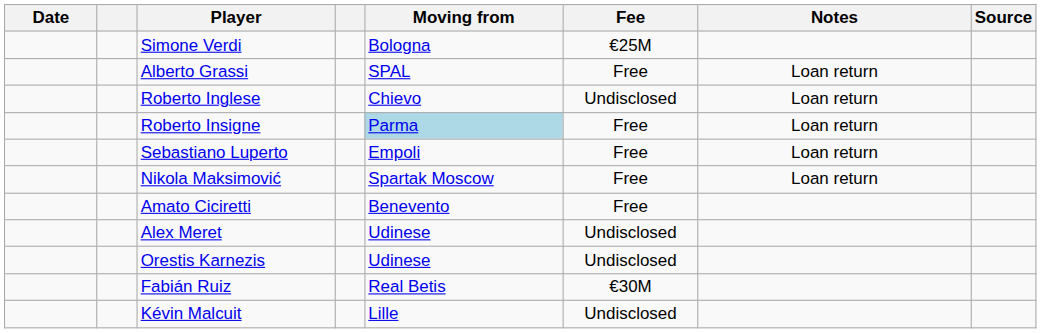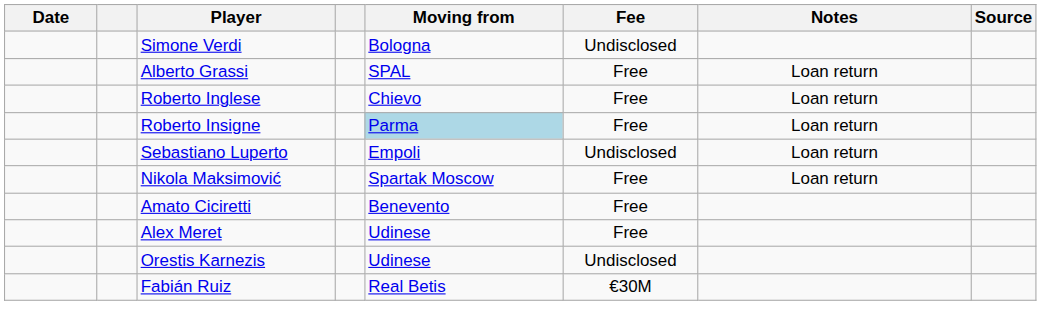(631, 44) €25M -> (631, 44) Undisclosed
(631, 98) Undisclosed -> (631, 98) Free
(631, 152) Free -> (631, 152) Undisclosed
(631, 233) Undisclosed -> (631, 233) Free
- row: (191, 313)
